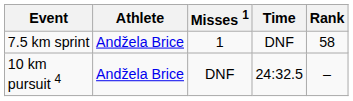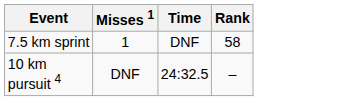- column: (140, 18)
